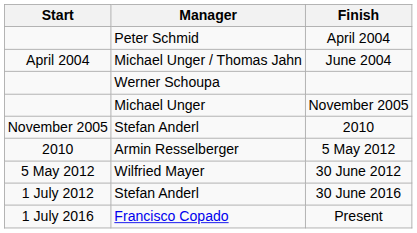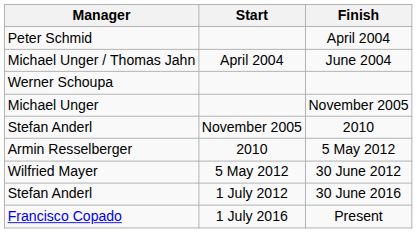columns swapped: (208, 15) <-> (58, 15)
